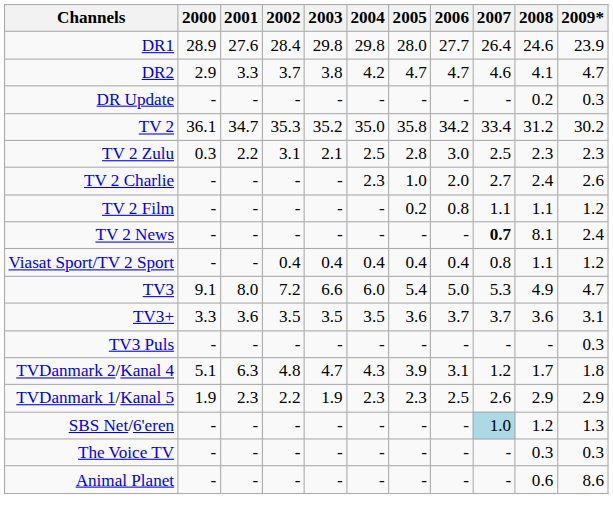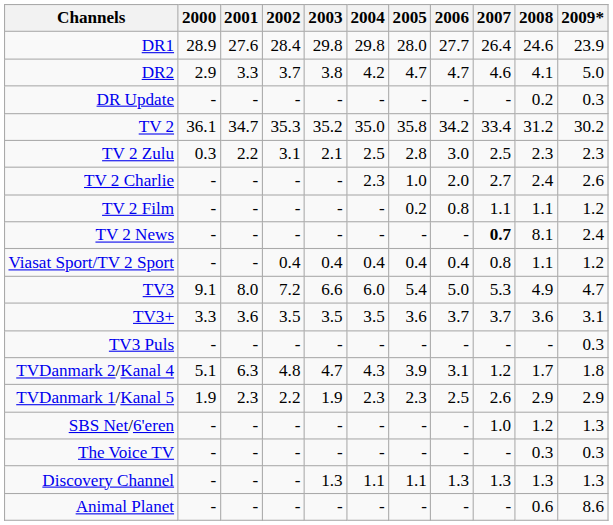(593, 72) 4.7 -> (593, 72) 5.0
(500, 425) lightblue background -> (500, 425) no background
+ row: (108, 479)
